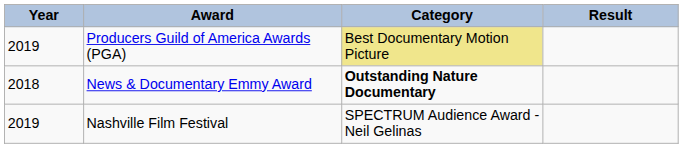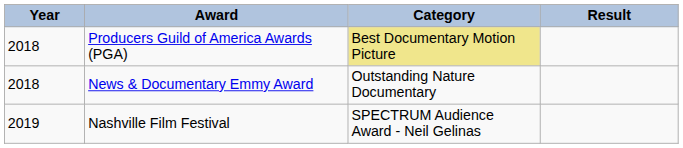(24, 46) 2019 -> (24, 46) 2018
(411, 84) bold -> (413, 84) normal
